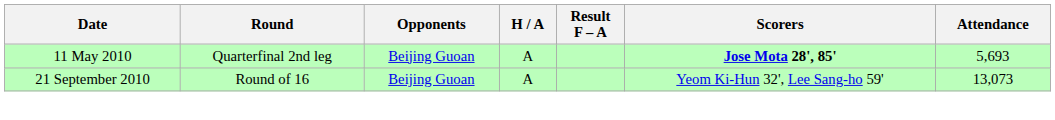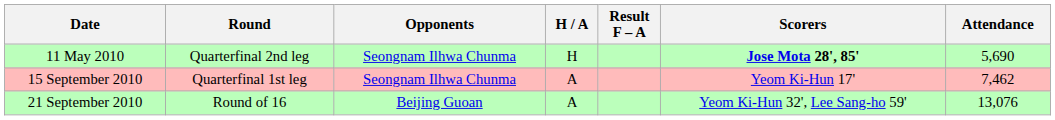(431, 56) Beijing Guoan -> (440, 56) Seongnam Ilhwa Chunma
(528, 56) A -> (572, 56) H
(993, 56) 5,693 -> (998, 56) 5,690
+ row: (85, 79)
(993, 79) 13,073 -> (998, 102) 13,076
